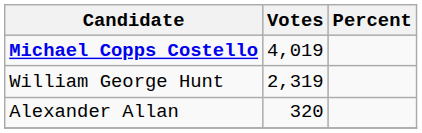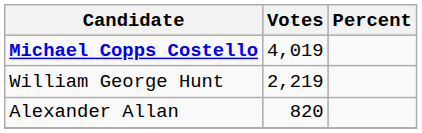(295, 82) 2,319 -> (295, 82) 2,219
(307, 112) 320 -> (307, 112) 820
